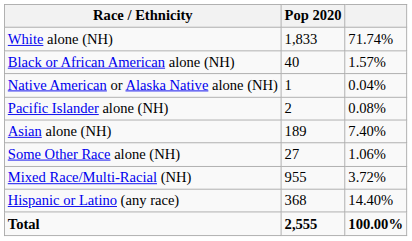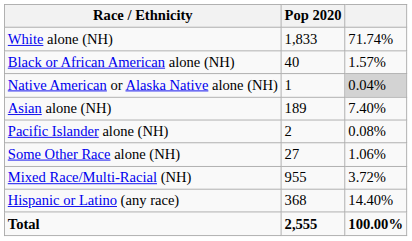(367, 85) no background -> (367, 85) lightgrey background
rows swapped: (60, 131) <-> (88, 108)
